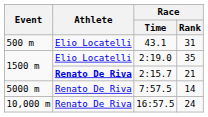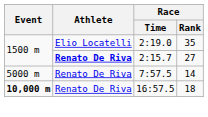- row: (155, 42)
(190, 73) 21 -> (190, 58) 27
(29, 104) normal -> (29, 88) bold
(190, 104) 24 -> (190, 88) 18
